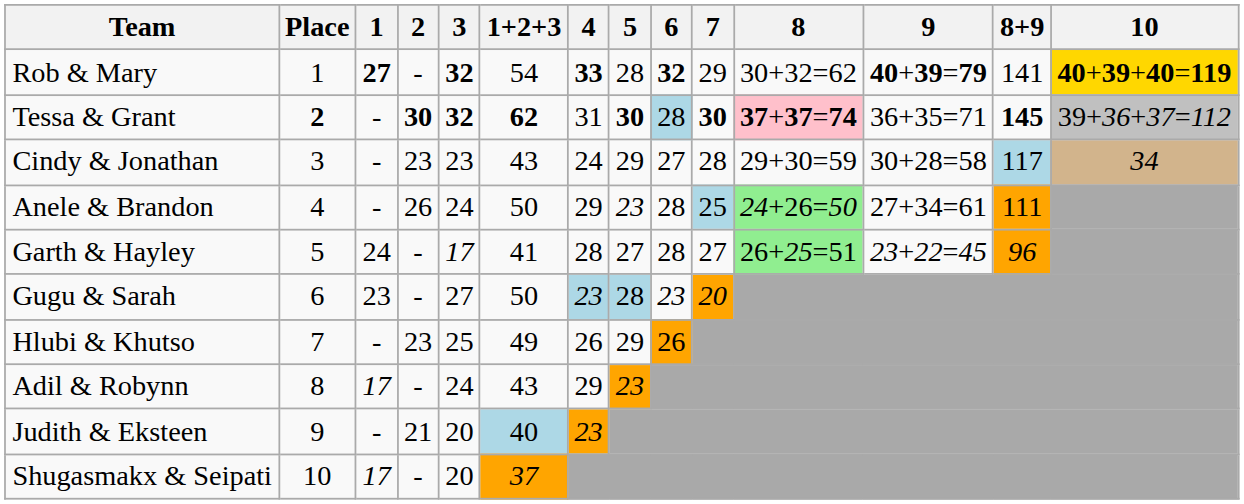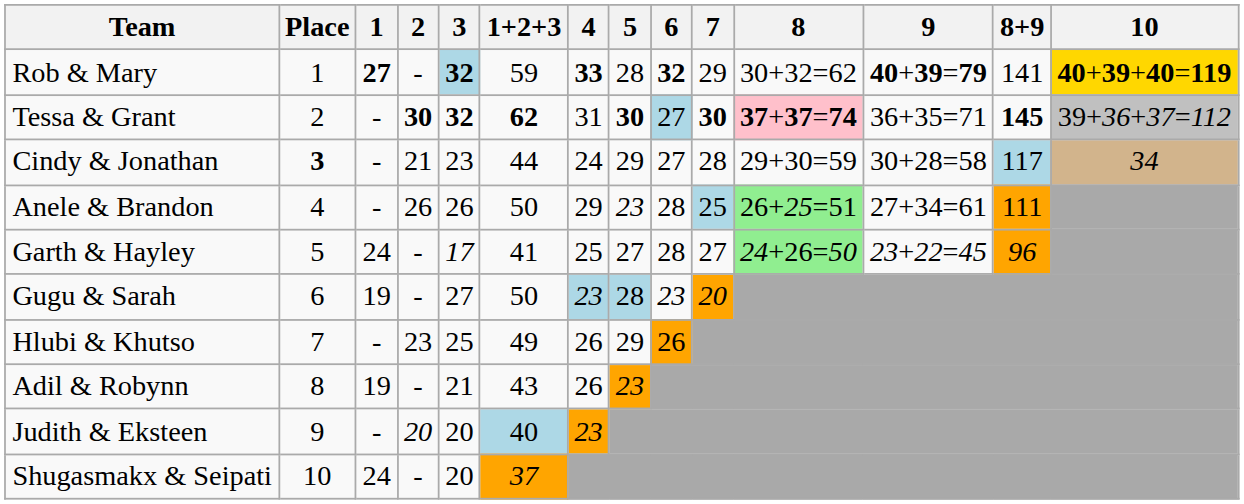(459, 71) no background -> (459, 71) lightblue background
(524, 71) 54 -> (524, 71) 59
(317, 116) bold -> (317, 116) normal
(671, 116) 28 -> (671, 116) 27
(317, 161) normal -> (317, 161) bold
(418, 161) 23 -> (418, 161) 21
(524, 161) 43 -> (524, 161) 44
(459, 206) 24 -> (459, 206) 26
(798, 206) 24+26=50 -> (798, 206) 26+25=51
(589, 251) 28 -> (589, 251) 25
(798, 251) 26+25=51 -> (798, 251) 24+26=50
(377, 296) 23 -> (377, 296) 19
(377, 386) 17 -> (377, 386) 19
(459, 386) 24 -> (459, 386) 21
(589, 386) 29 -> (589, 386) 26
(418, 431) 21 -> (418, 431) 20
(377, 476) 17 -> (377, 476) 24
